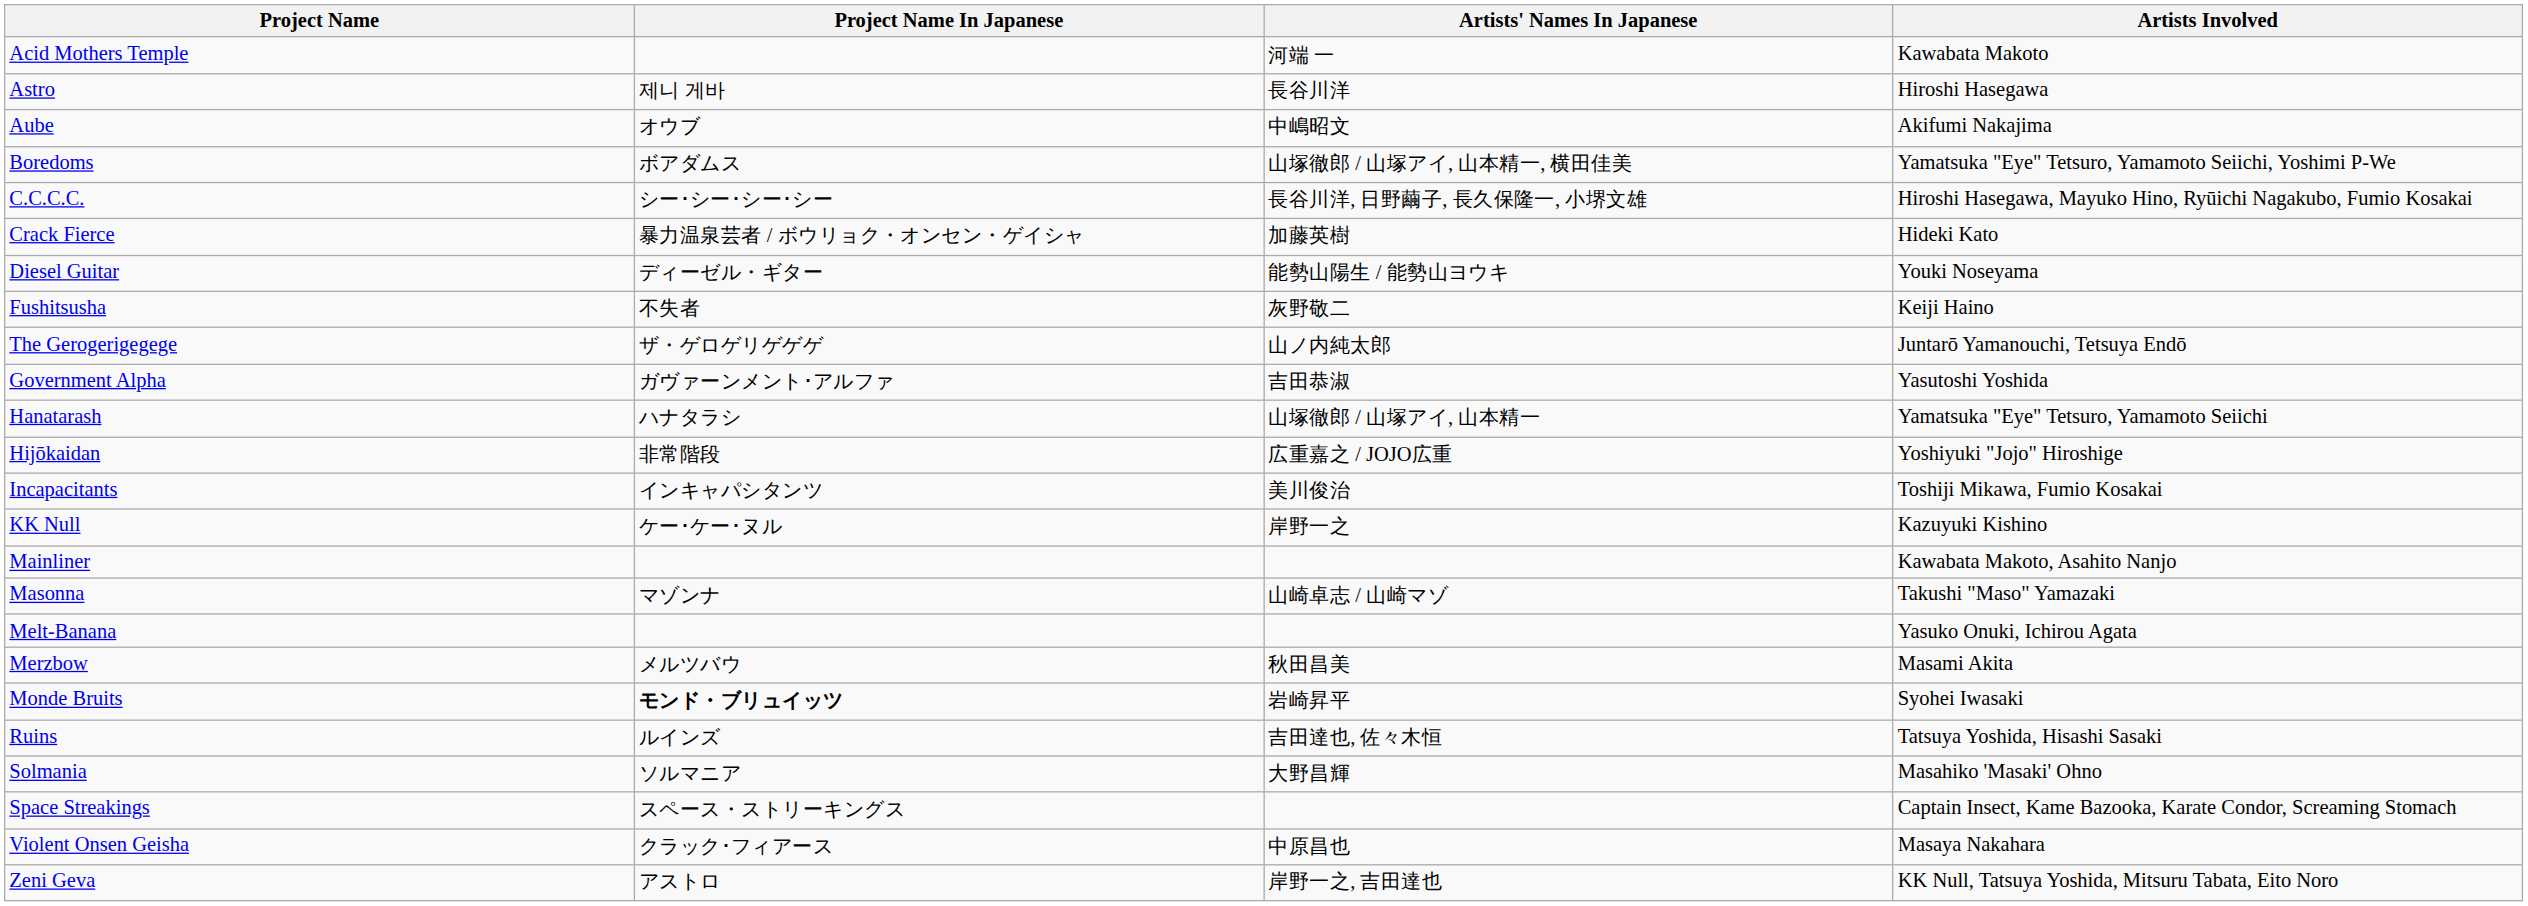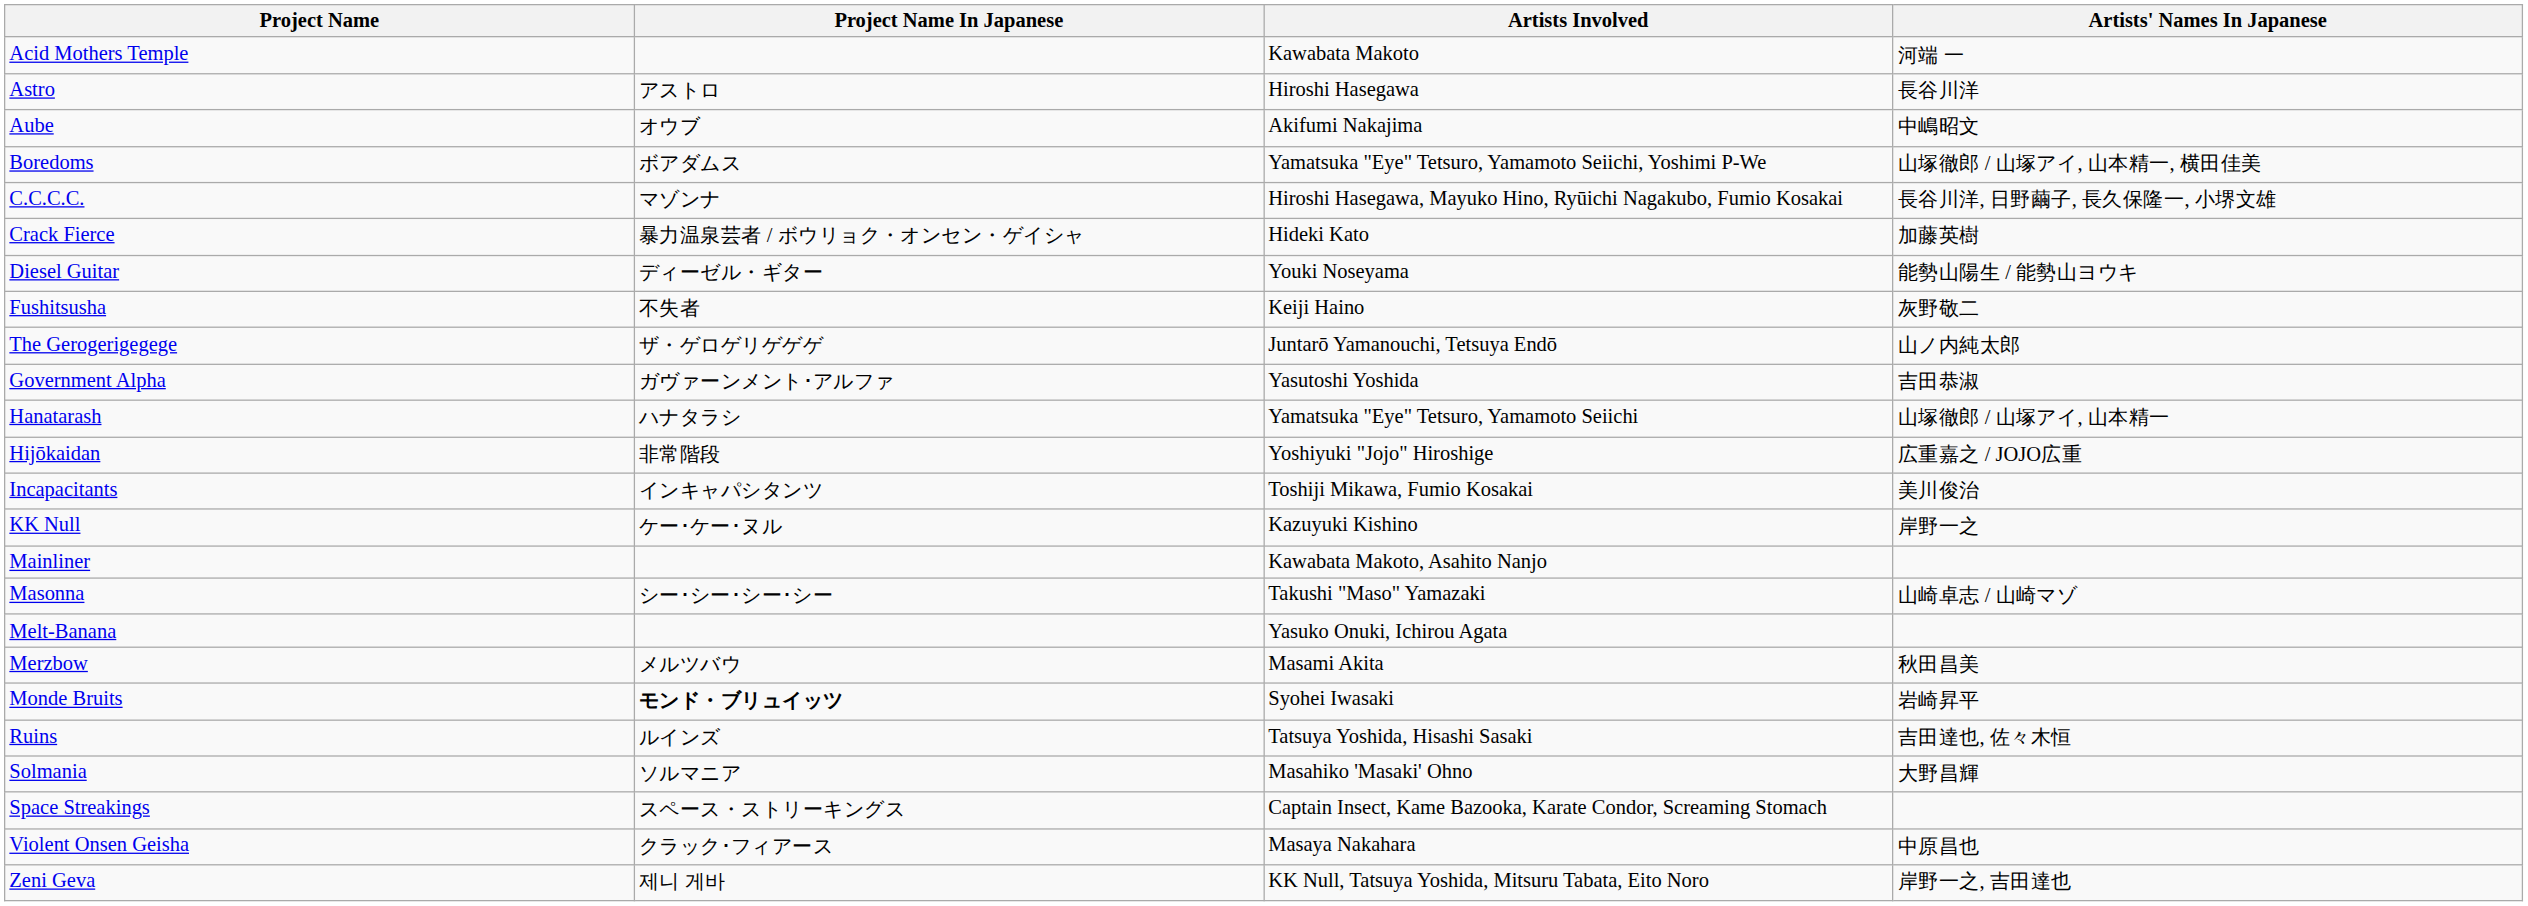columns swapped: (2208, 20) <-> (1578, 20)
(682, 90) 제니 게바 -> (680, 90) アストロ
(736, 199) シー･シー･シー･シー -> (680, 199) マゾンナ
(680, 595) マゾンナ -> (736, 595) シー･シー･シー･シー
(680, 882) アストロ -> (682, 882) 제니 게바
